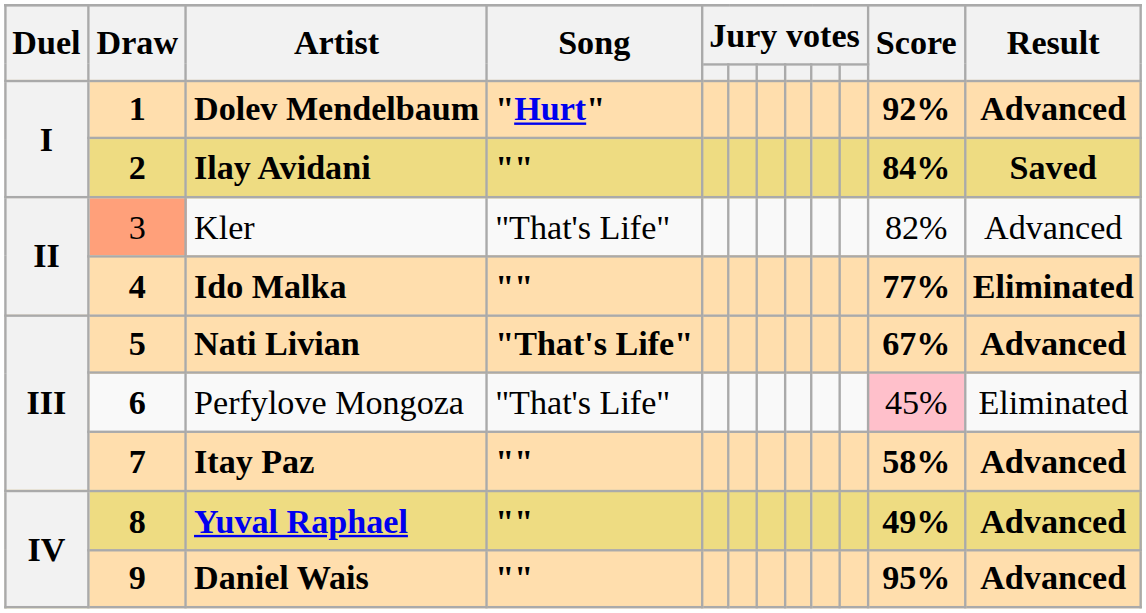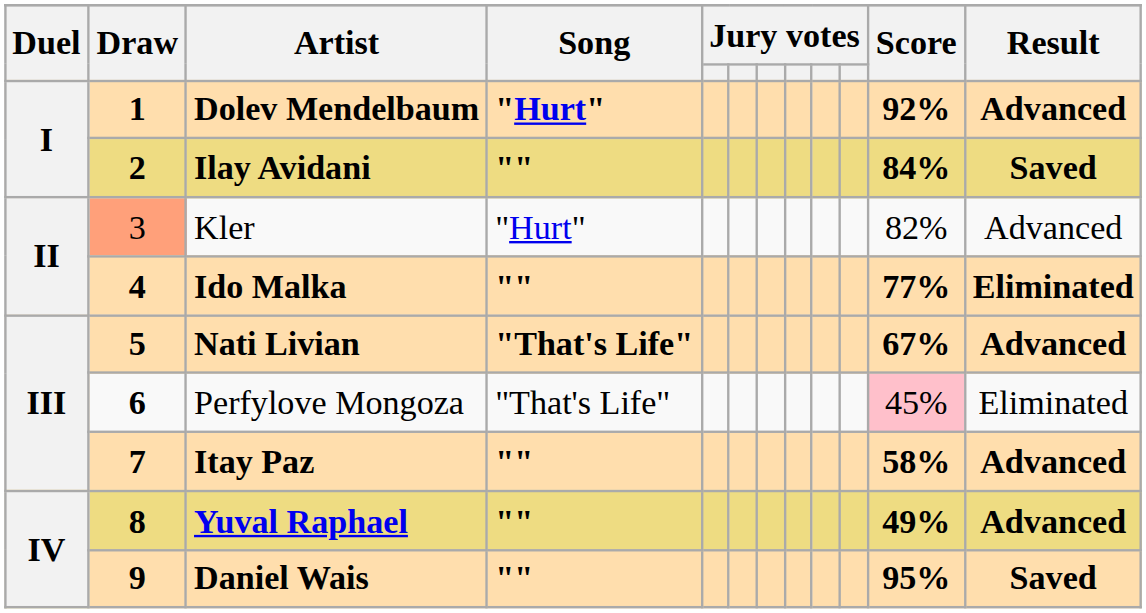(583, 227) "That's Life" -> (540, 227) "Hurt"
(1053, 579) Advanced -> (1053, 579) Saved
